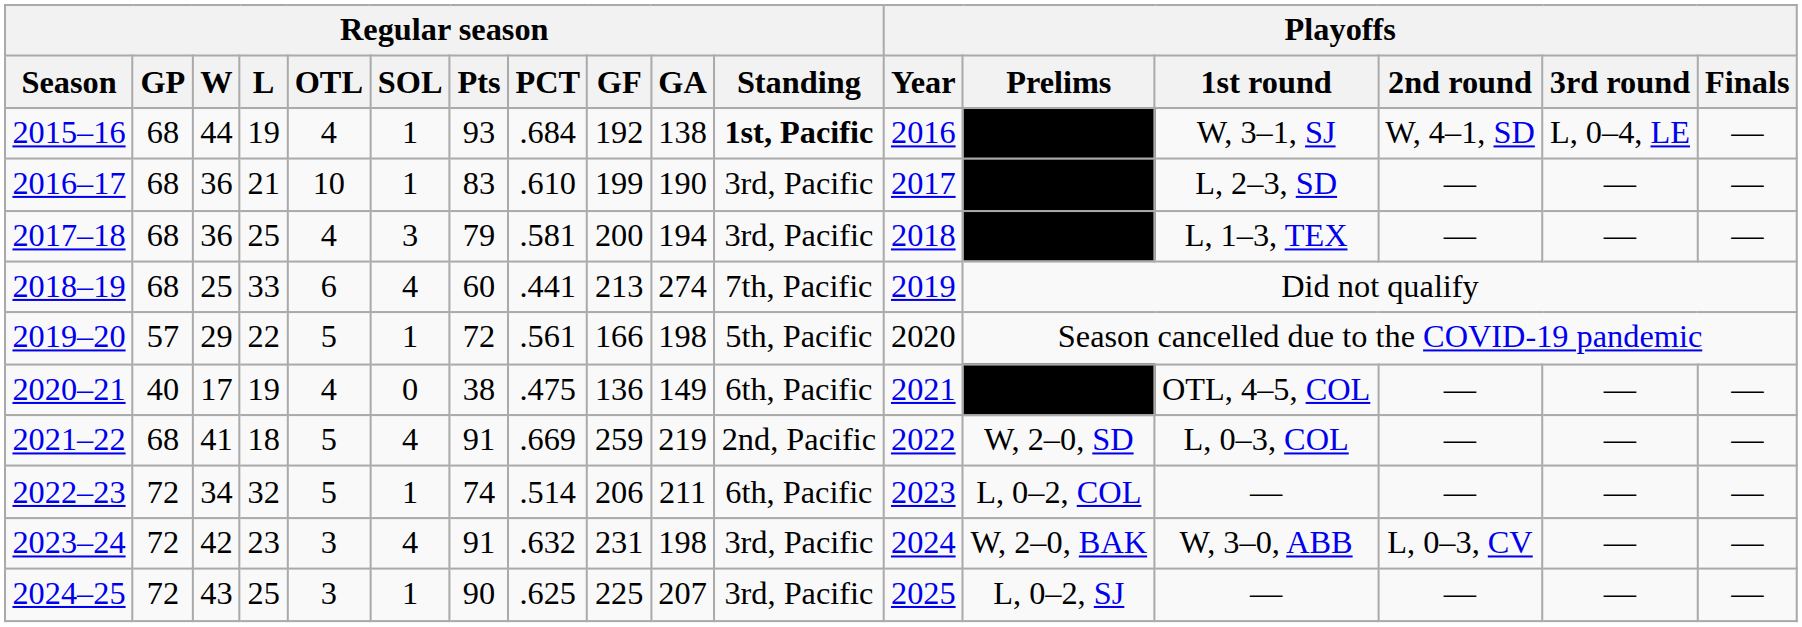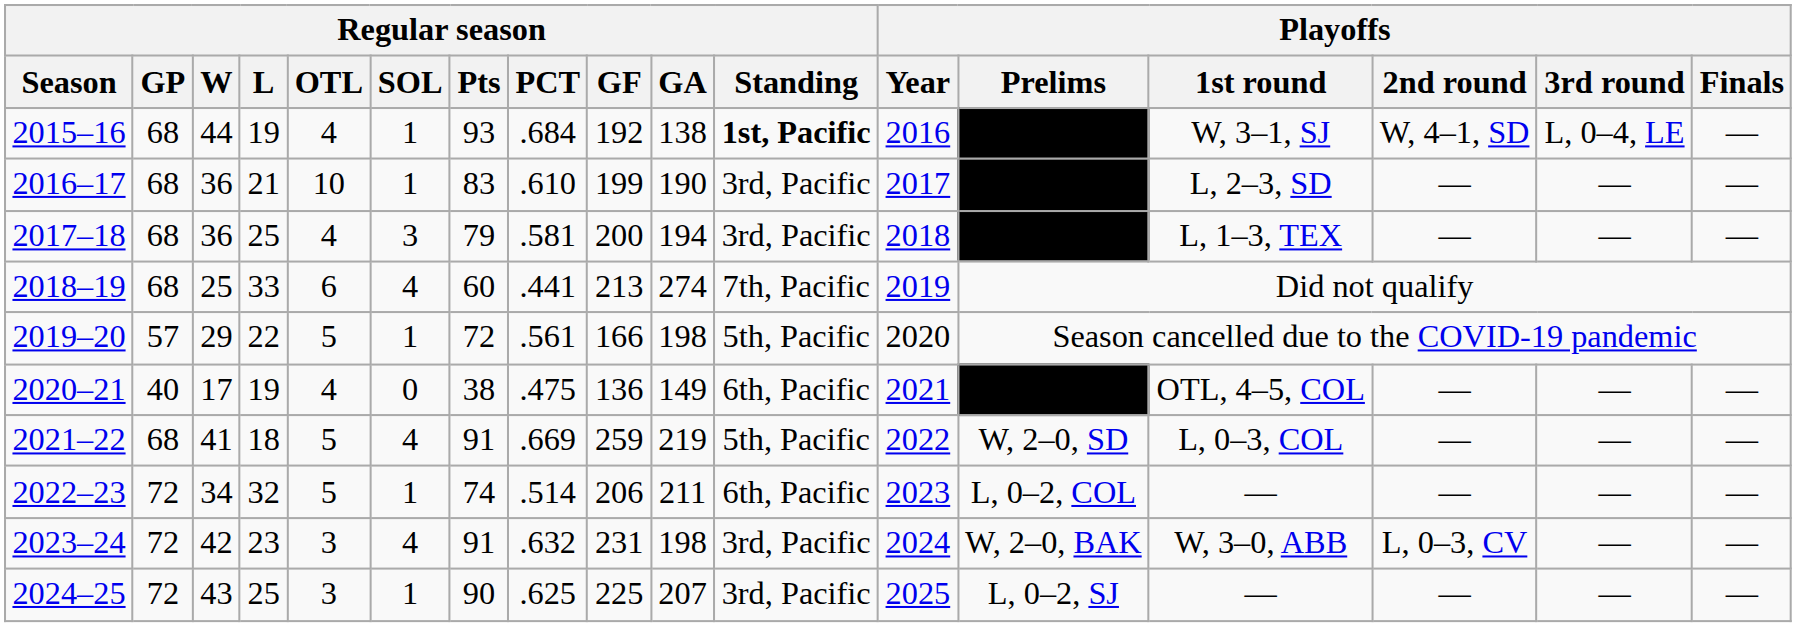(799, 440) 2nd, Pacific -> (796, 440) 5th, Pacific
